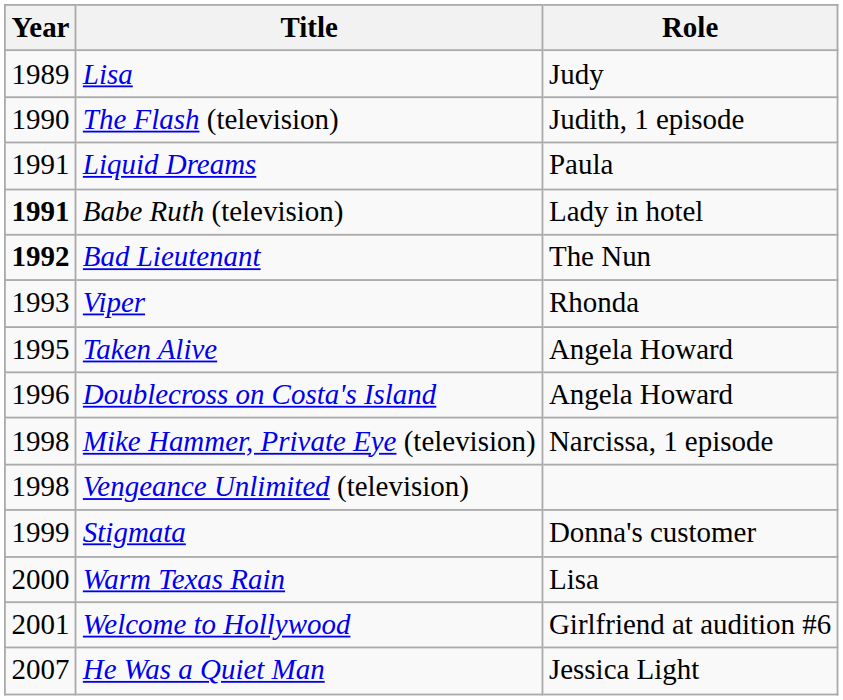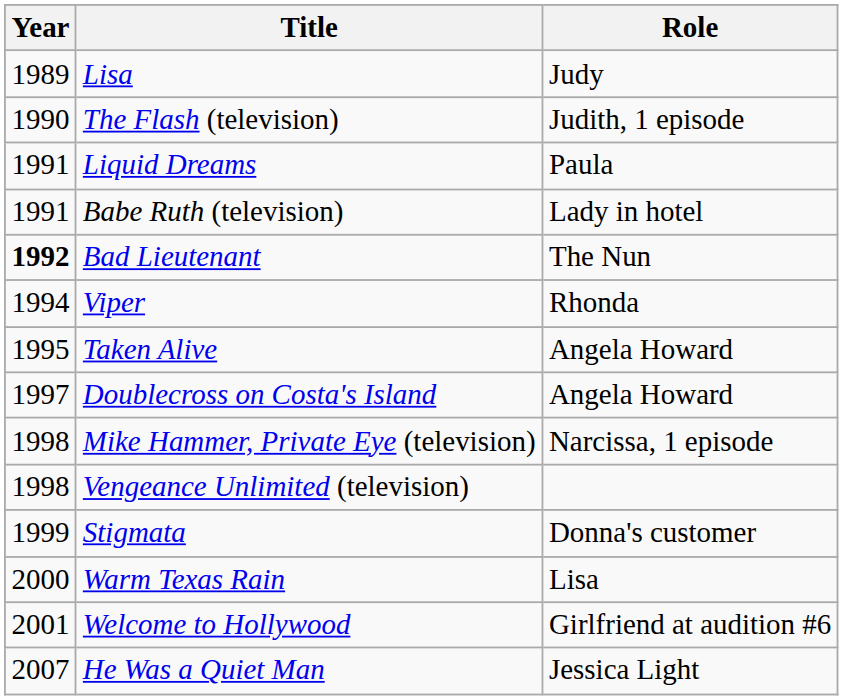(41, 211) bold -> (41, 211) normal
(41, 303) 1993 -> (41, 303) 1994
(41, 394) 1996 -> (41, 394) 1997
